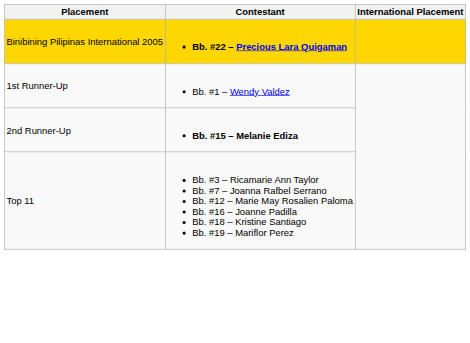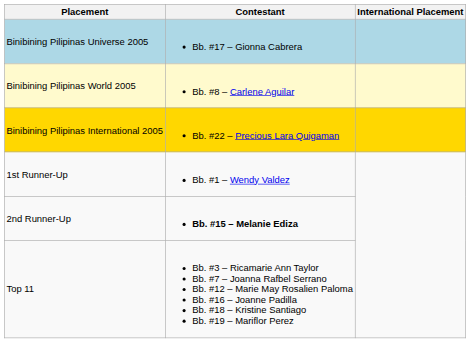+ row: (77, 42)
+ row: (71, 86)
(260, 47) bold -> (260, 135) normal
